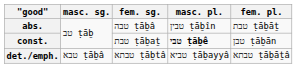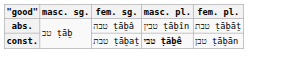- row: (33, 56)
